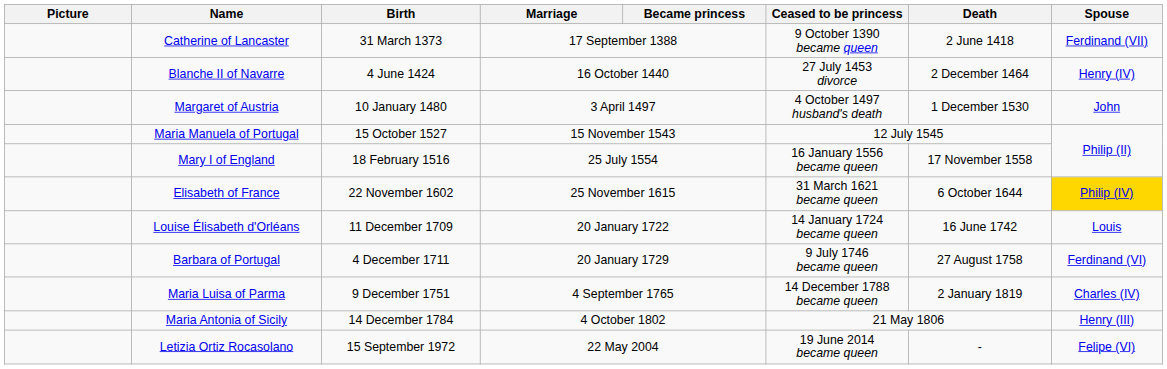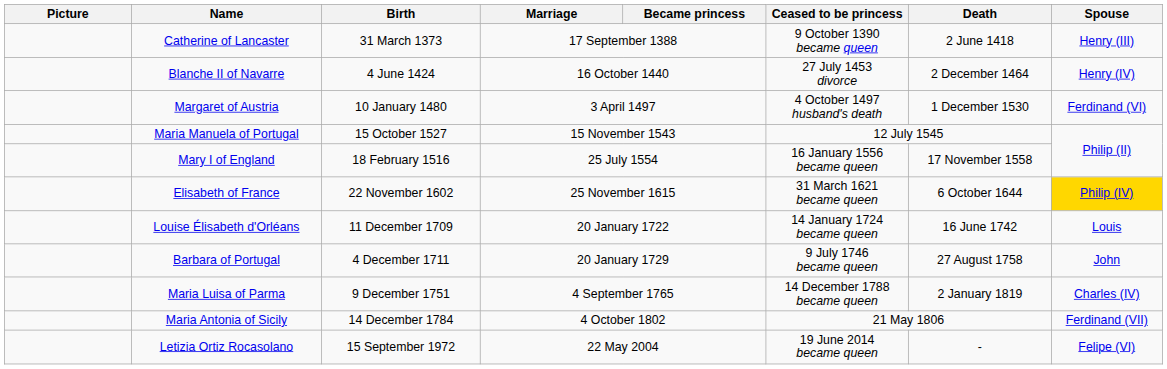(1107, 40) Ferdinand (VII) -> (1107, 40) Henry (III)
(1107, 107) John -> (1107, 107) Ferdinand (VI)
(1107, 260) Ferdinand (VI) -> (1107, 260) John
(1107, 320) Henry (III) -> (1107, 320) Ferdinand (VII)
